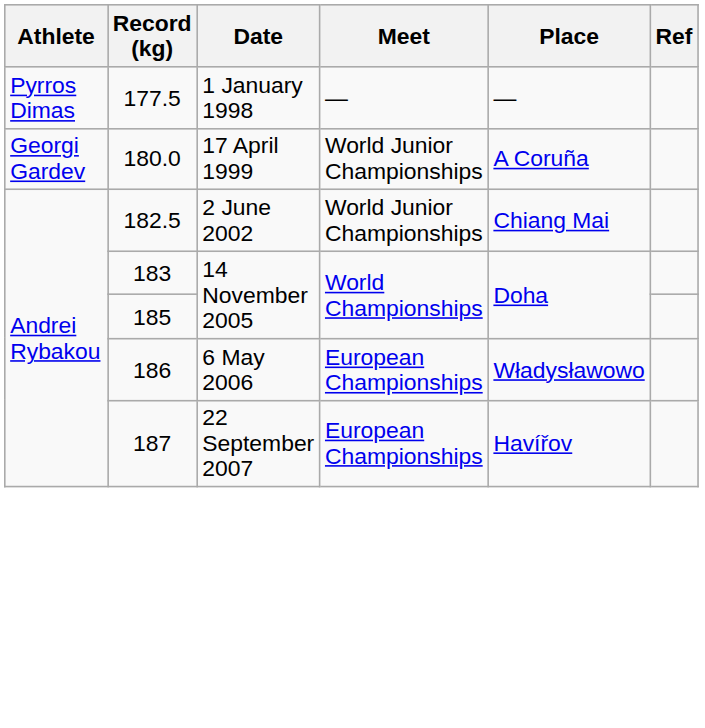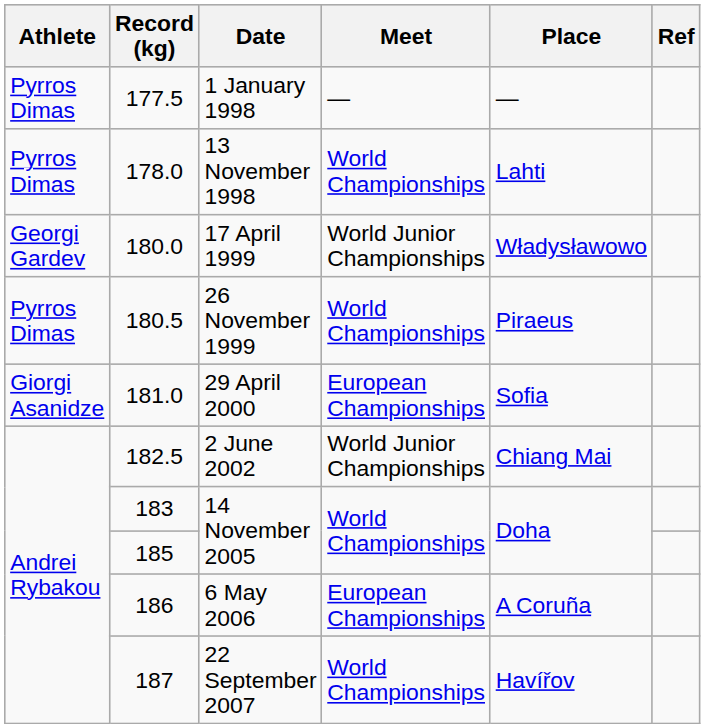+ row: (154, 172)
(541, 159) A Coruña -> (571, 246) Władysławowo
+ row: (154, 321)
+ row: (154, 395)
(569, 369) Władysławowo -> (543, 605) A Coruña
(404, 444) European Championships -> (406, 680) World Championships
